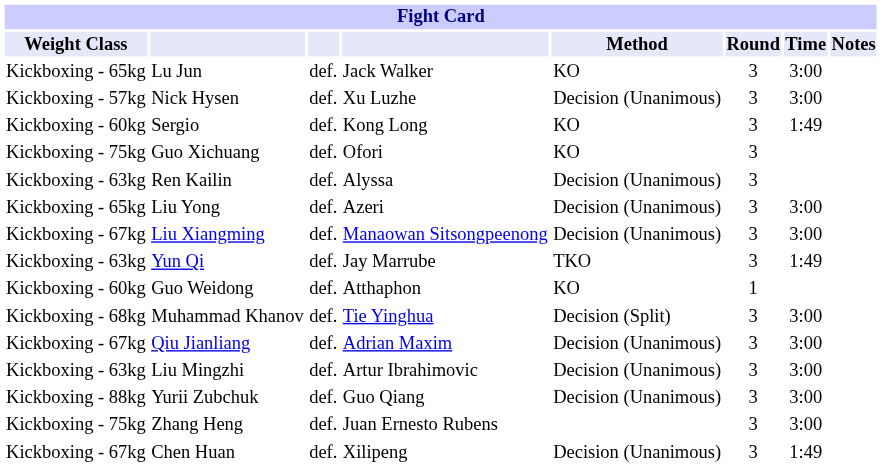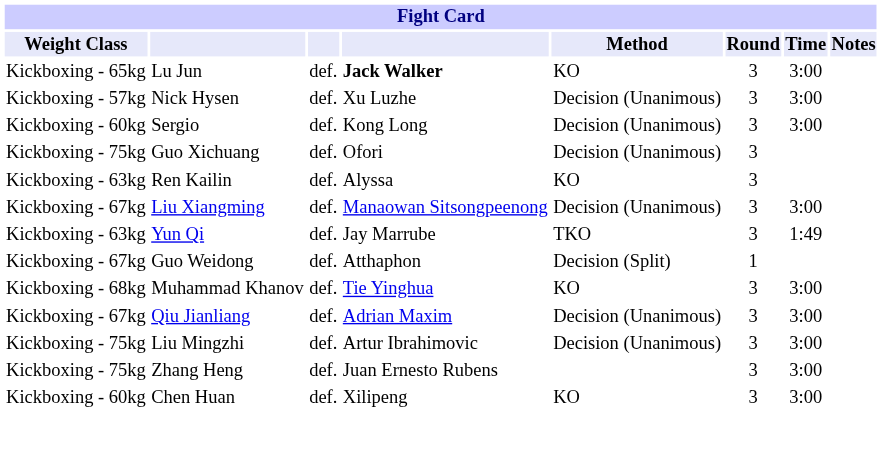(388, 71) normal -> (393, 71) bold
(566, 125) KO -> (637, 125) Decision (Unanimous)
(806, 125) 1:49 -> (806, 125) 3:00
(566, 152) KO -> (637, 152) Decision (Unanimous)
(637, 179) Decision (Unanimous) -> (566, 179) KO
- row: (186, 207)
(76, 288) Kickboxing - 60kg -> (76, 261) Kickboxing - 67kg
(566, 288) KO -> (612, 261) Decision (Split)
(612, 315) Decision (Split) -> (566, 288) KO
(76, 370) Kickboxing - 63kg -> (76, 343) Kickboxing - 75kg
- row: (205, 397)
(76, 451) Kickboxing - 67kg -> (76, 397) Kickboxing - 60kg
(637, 451) Decision (Unanimous) -> (566, 397) KO
(806, 451) 1:49 -> (806, 397) 3:00
